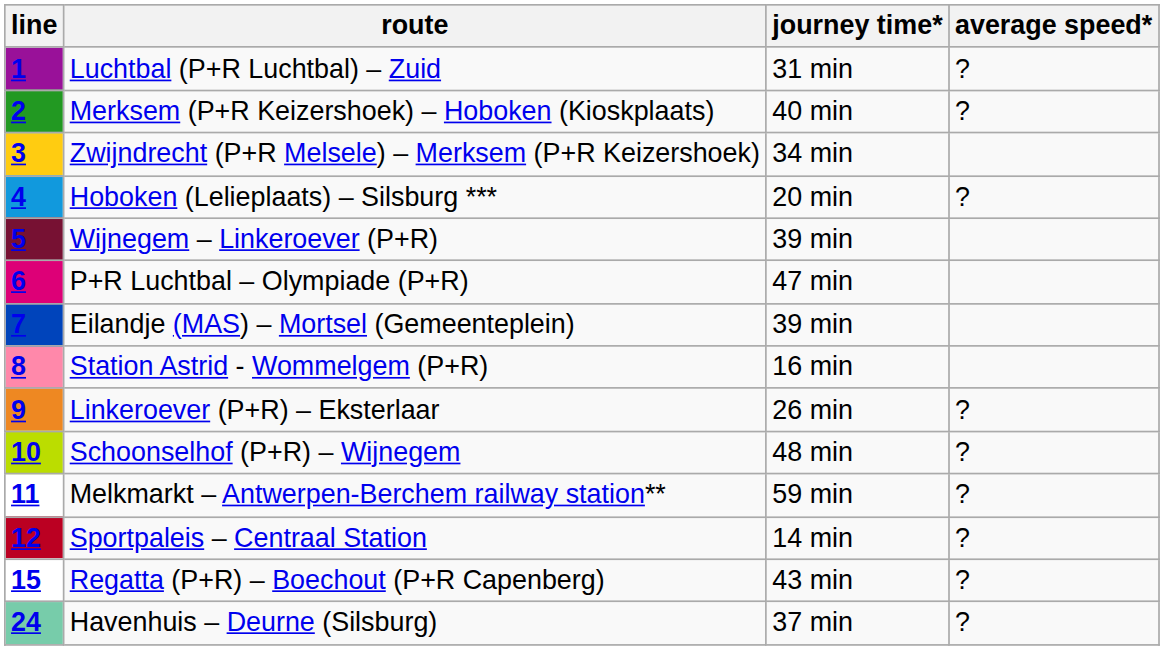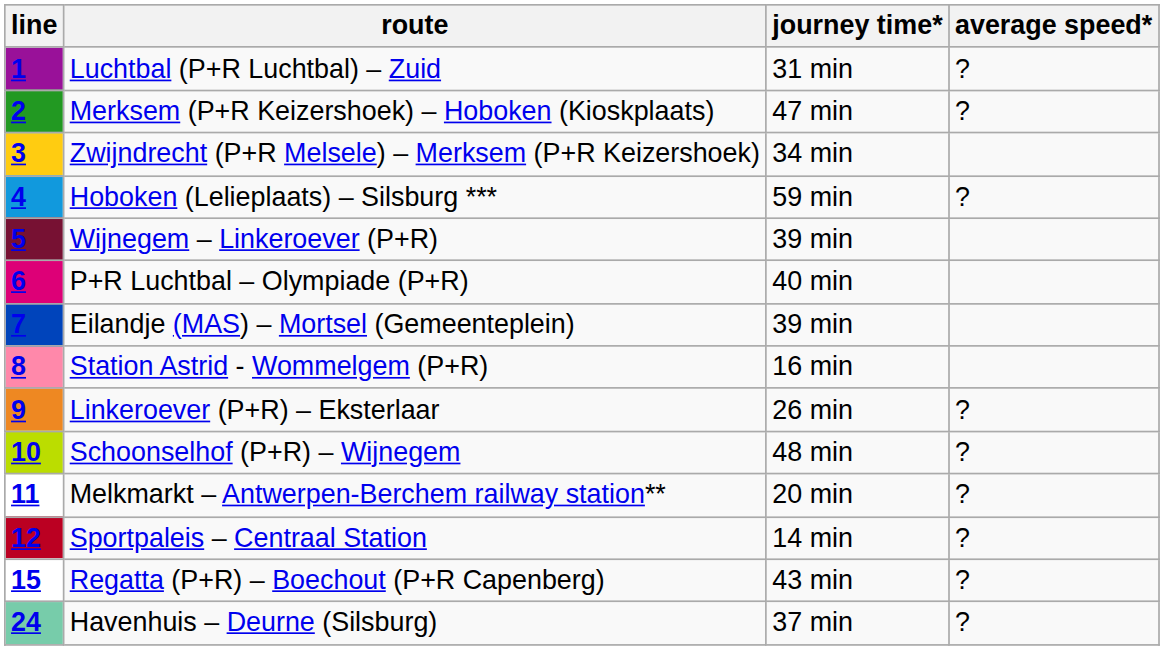(813, 111) 40 min -> (813, 111) 47 min
(813, 196) 20 min -> (813, 196) 59 min
(813, 281) 47 min -> (813, 281) 40 min
(813, 494) 59 min -> (813, 494) 20 min
